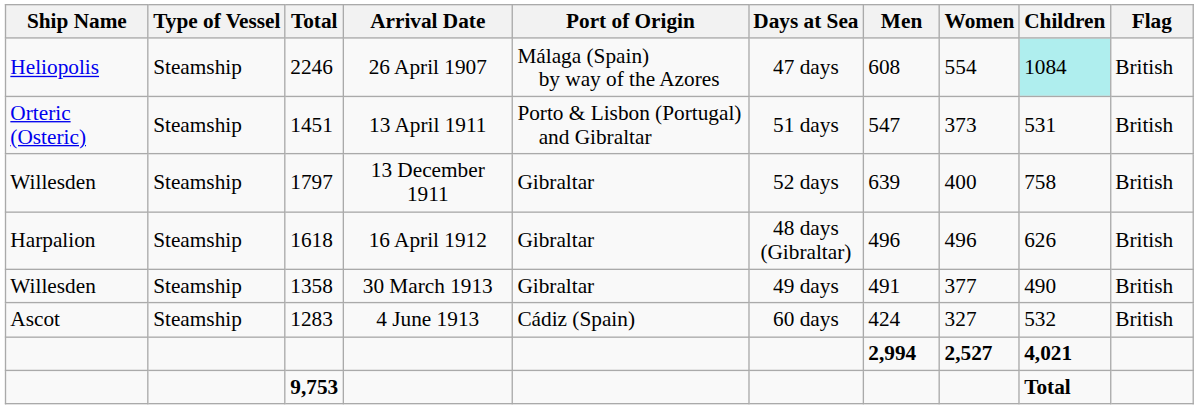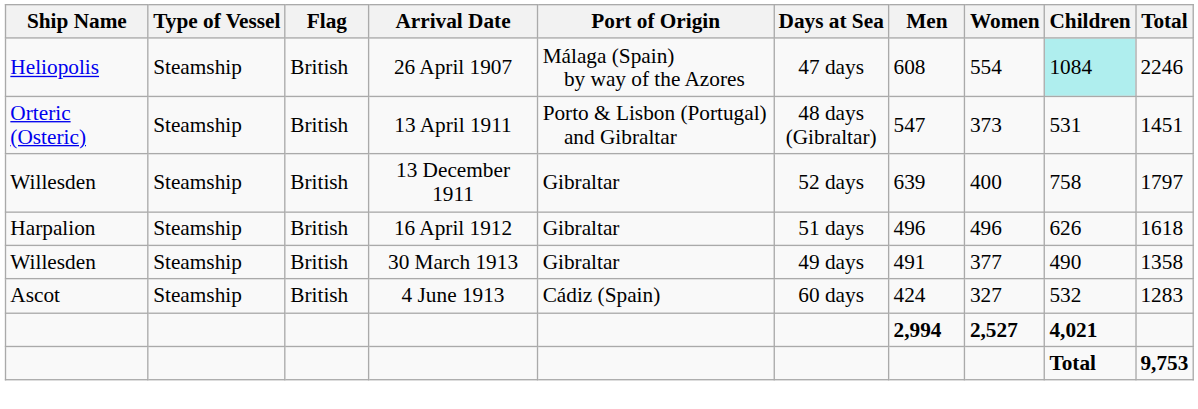columns swapped: (1152, 21) <-> (314, 21)
(806, 124) 51 days -> (831, 124) 48 days (Gibraltar)
(806, 240) 48 days (Gibraltar) -> (831, 228) 51 days
